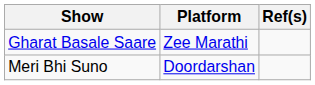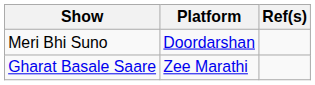rows swapped: (82, 42) <-> (58, 67)
